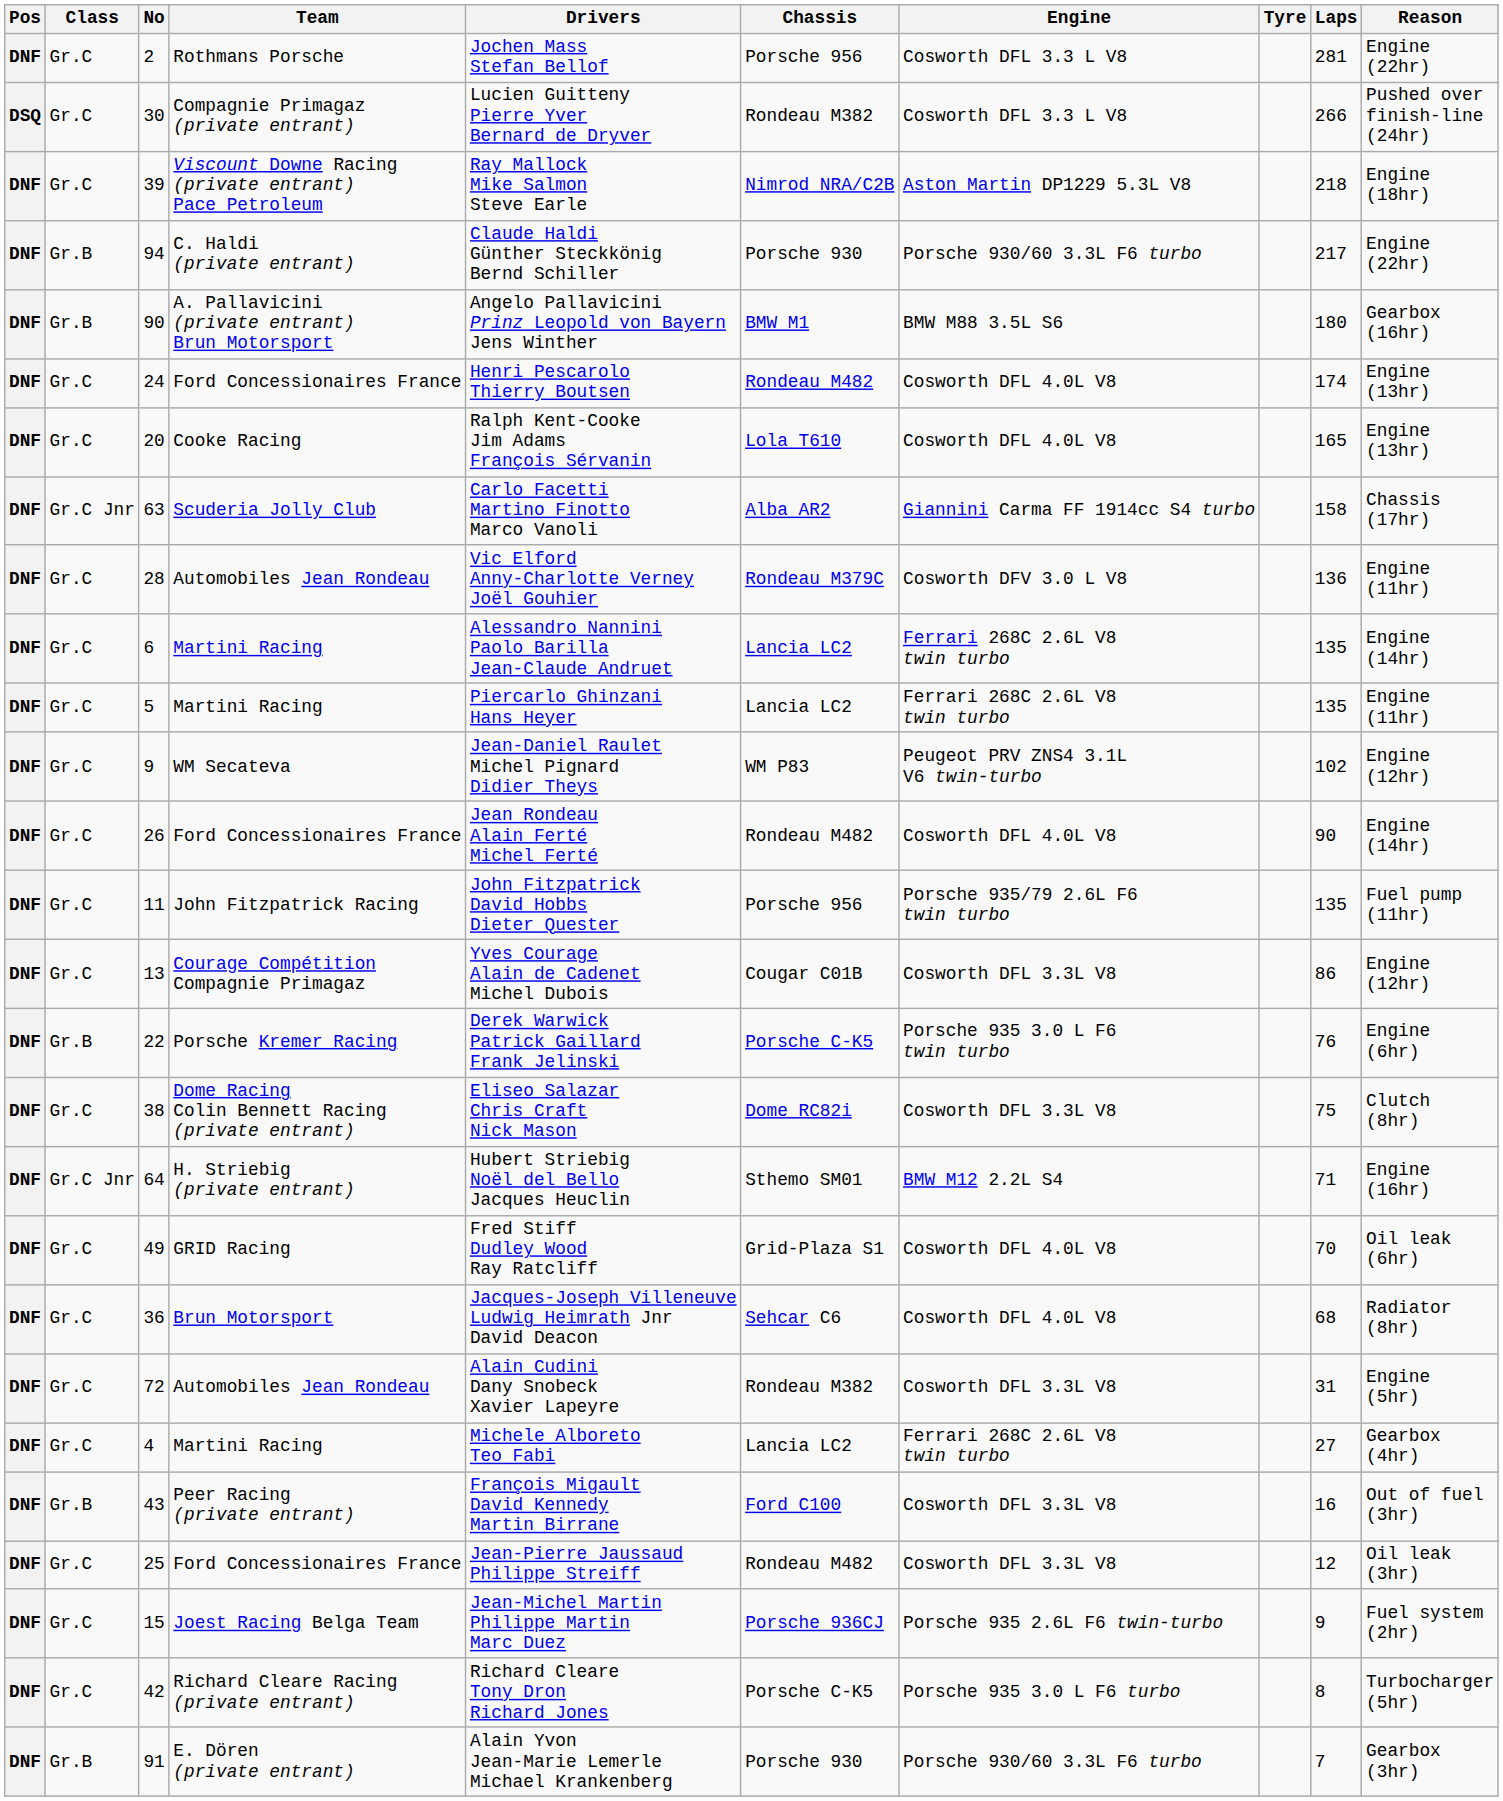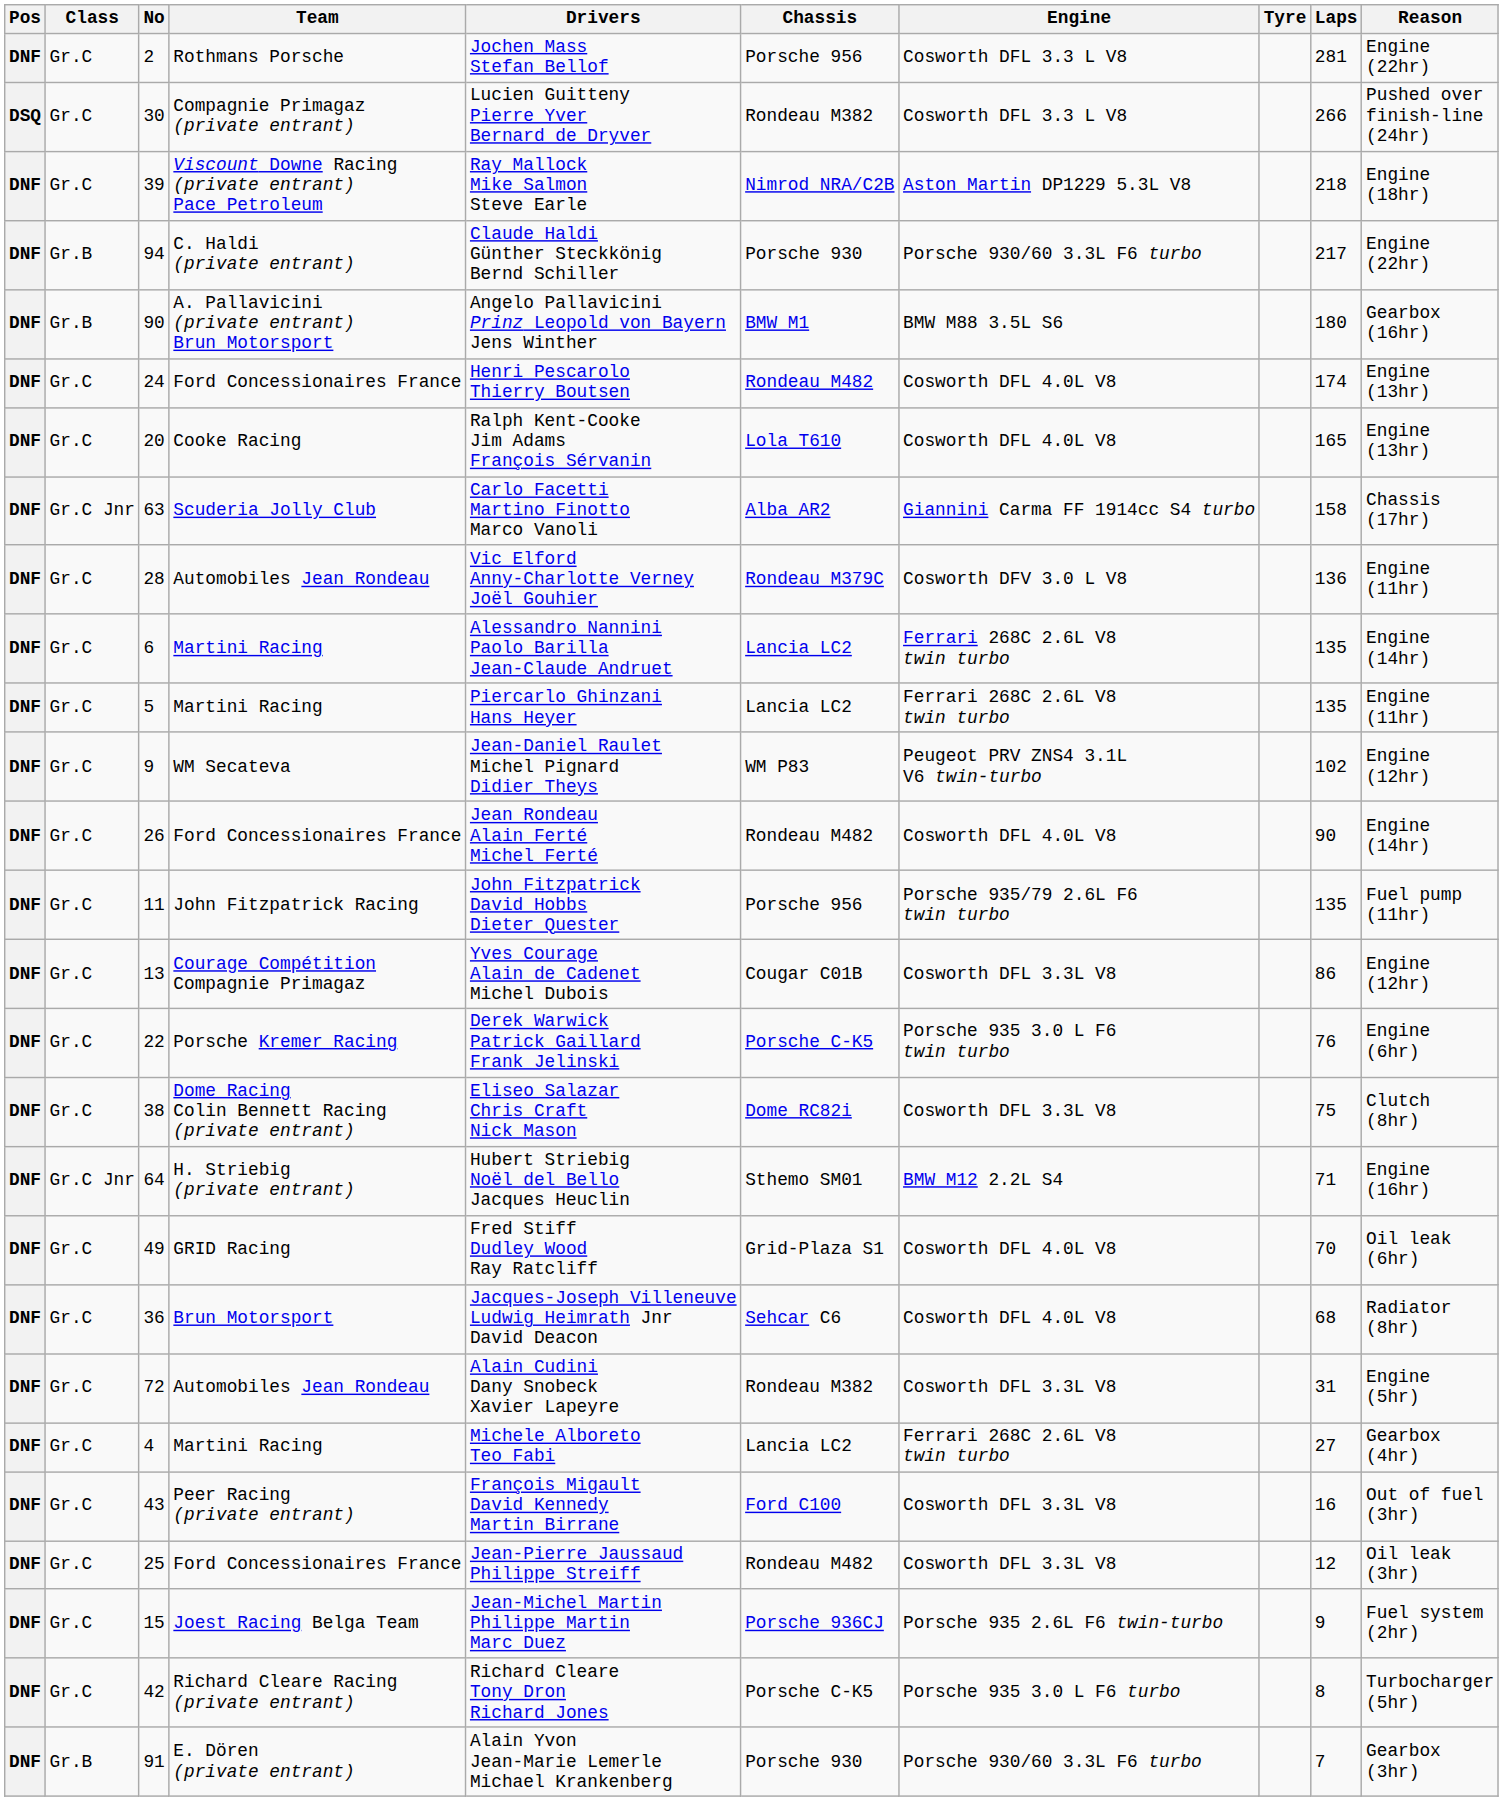(71, 1043) Gr.B -> (71, 1043) Gr.C
(71, 1506) Gr.B -> (71, 1506) Gr.C
